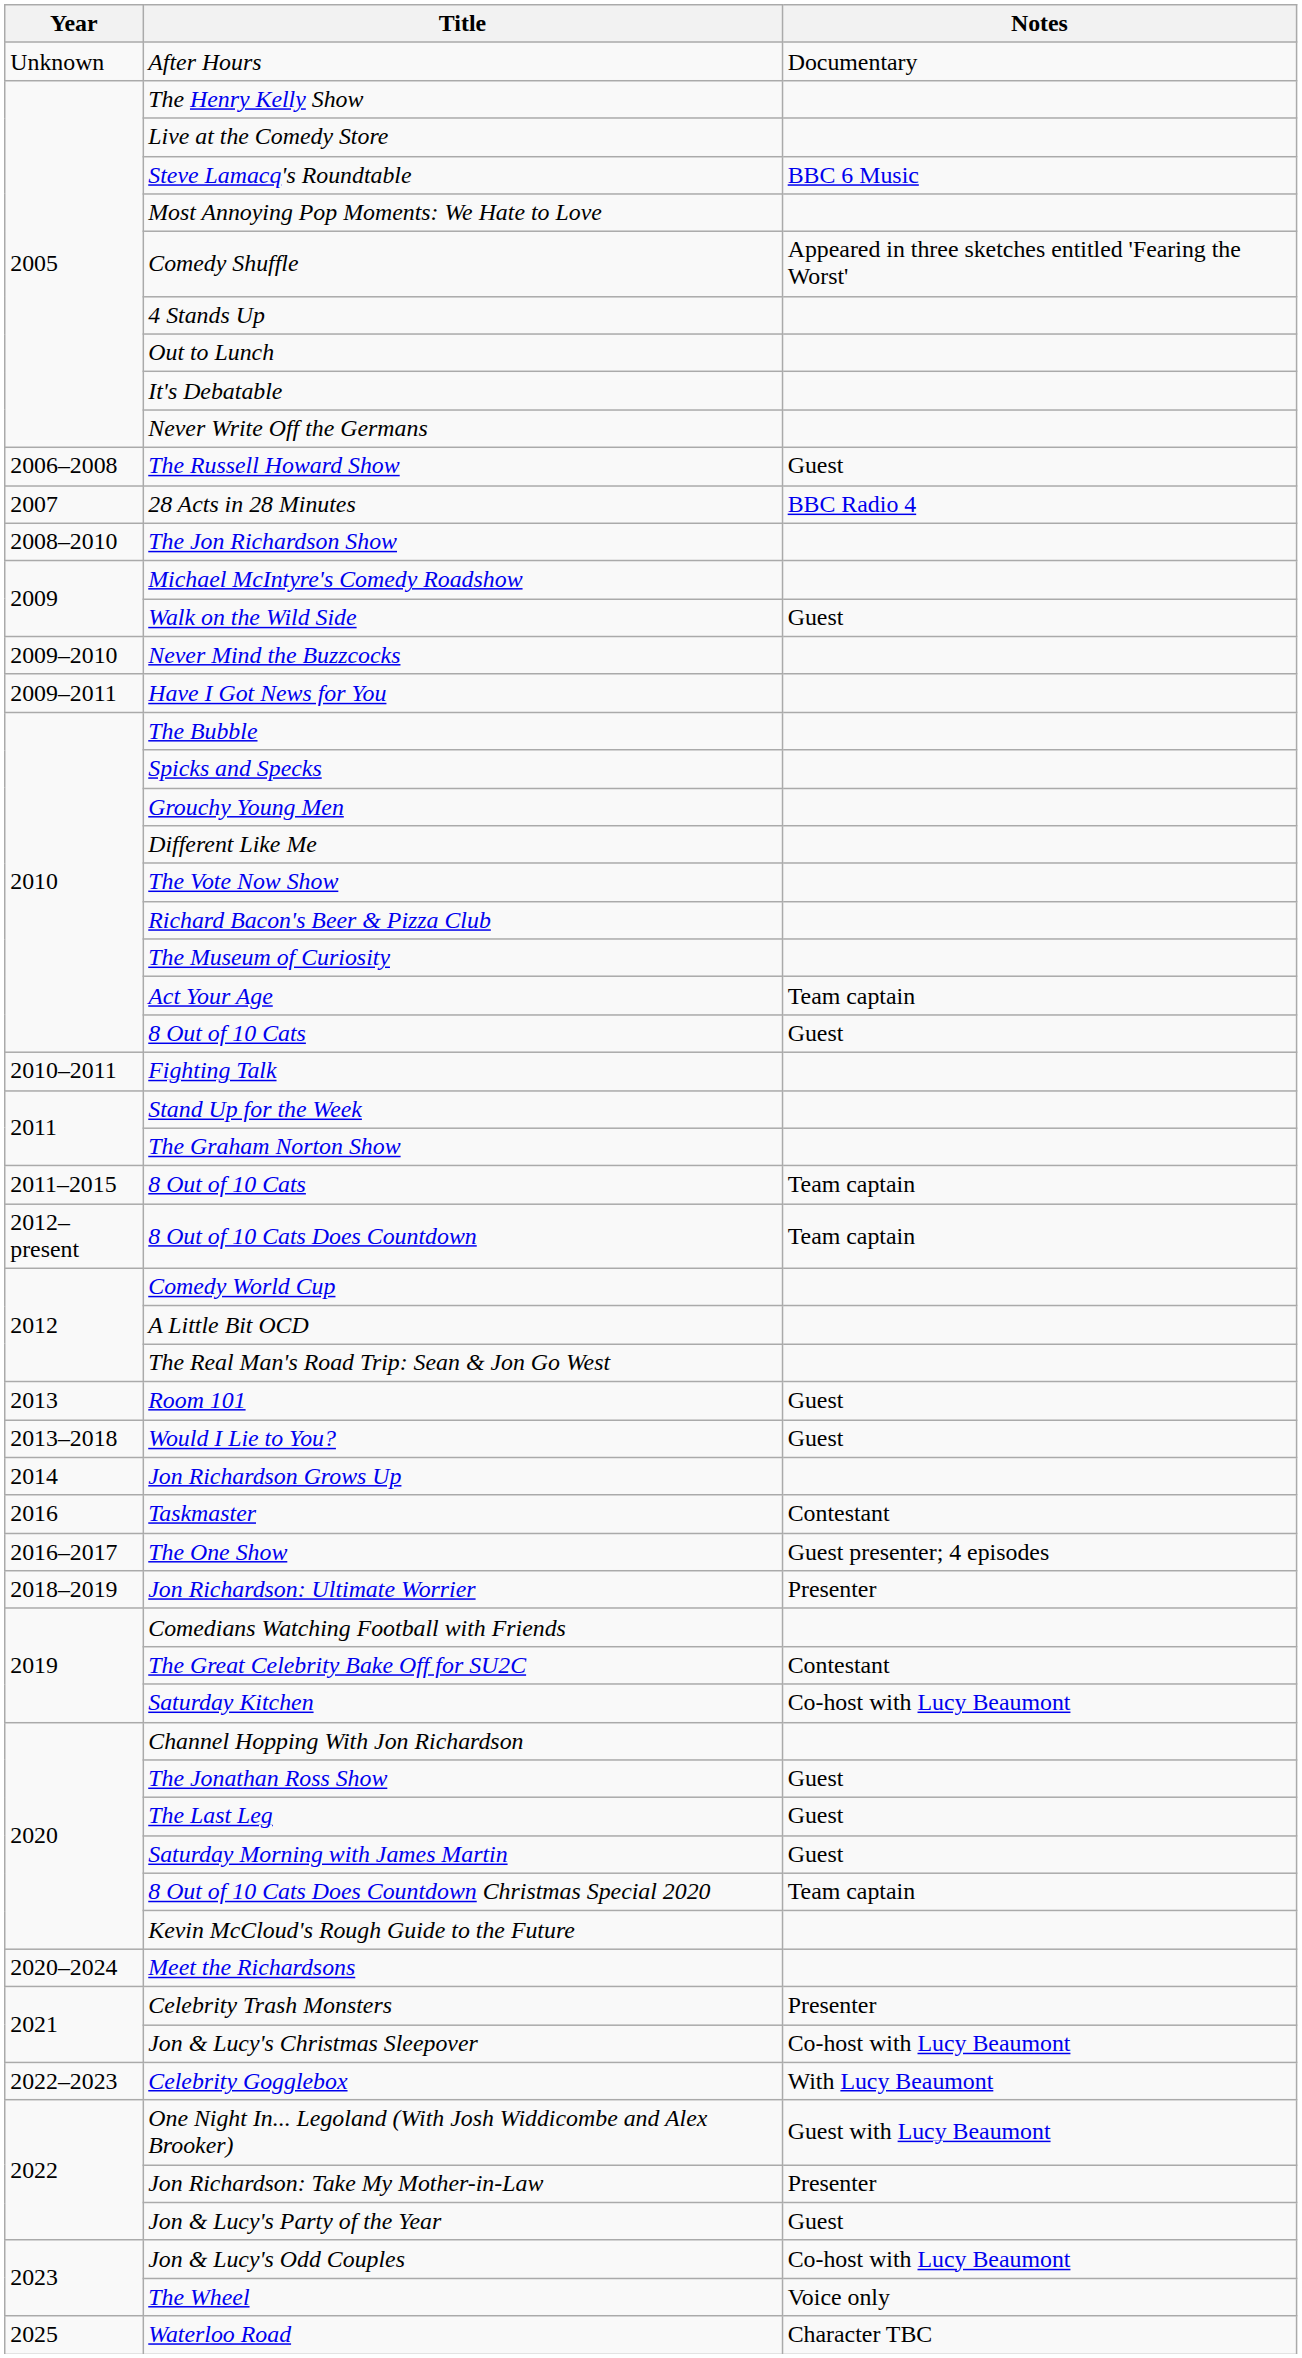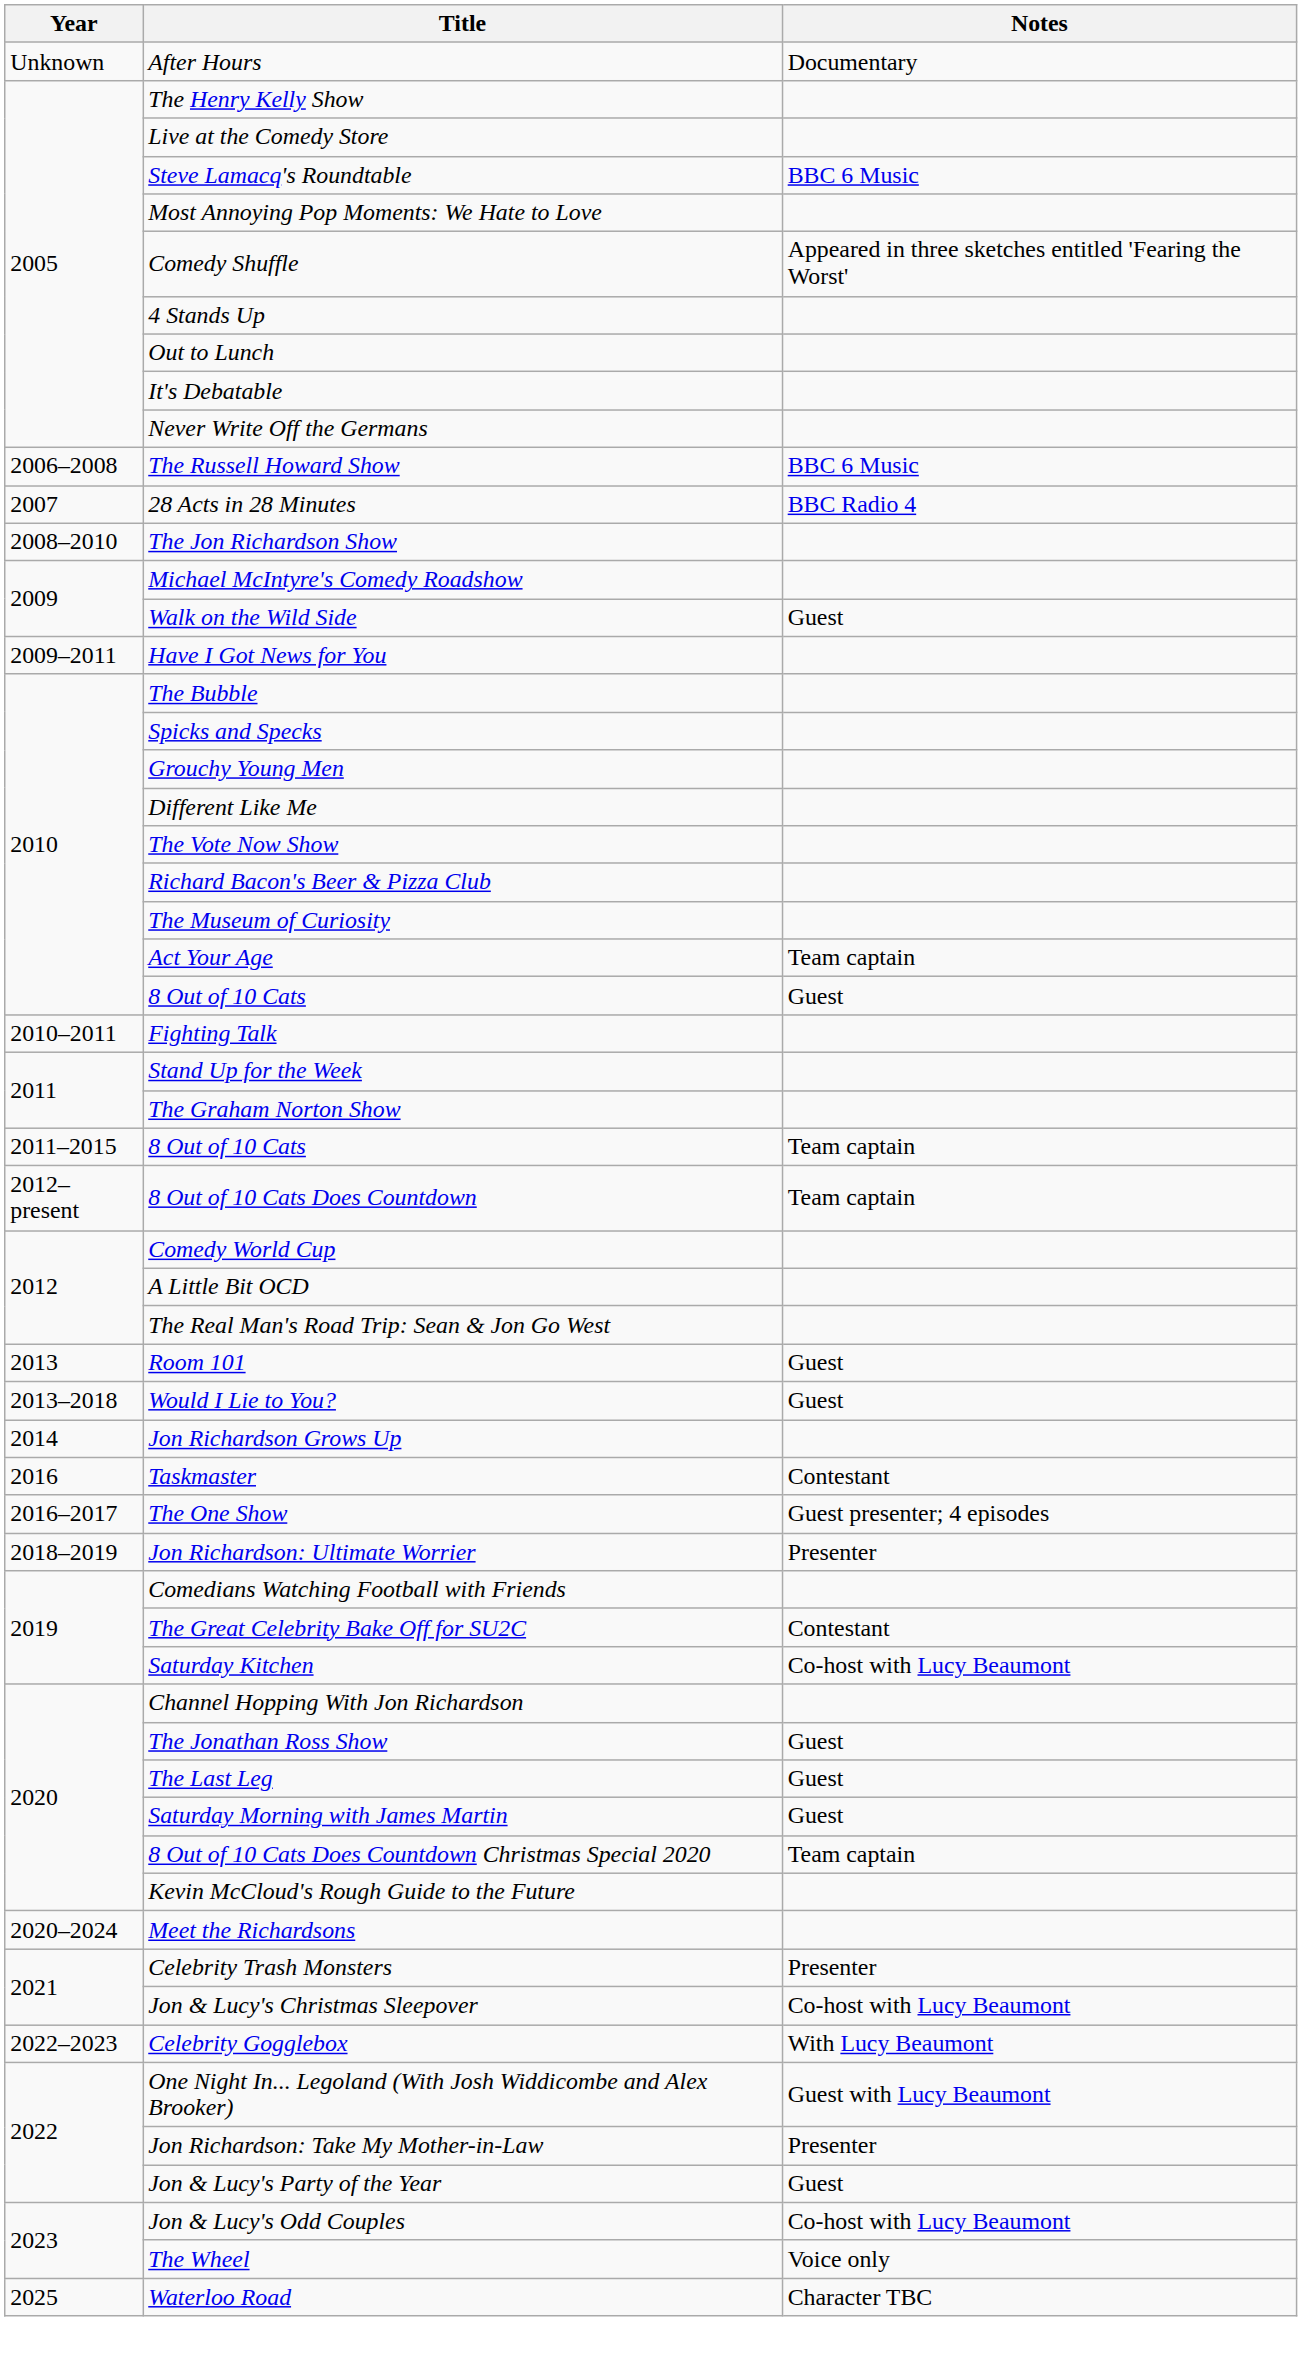(816, 466) Guest -> (853, 466) BBC 6 Music
- row: (64, 655)
